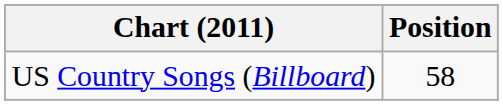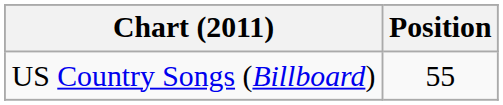(440, 75) 58 -> (440, 75) 55
